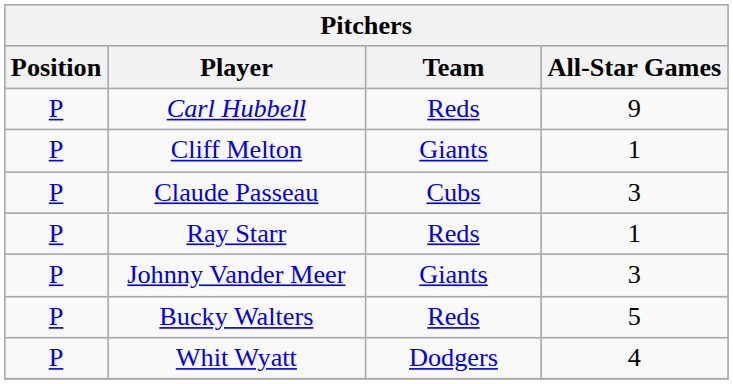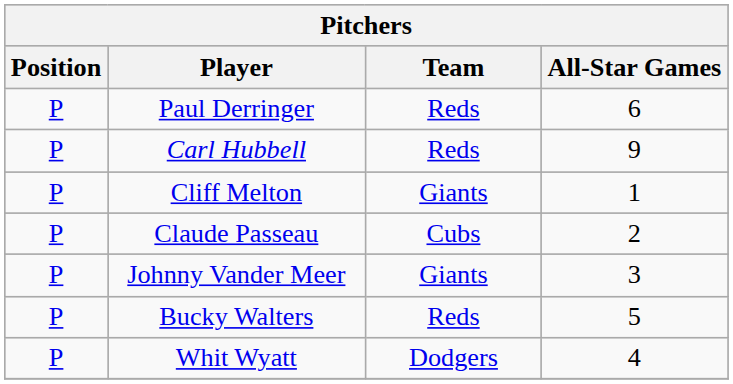+ row: (236, 108)
(634, 191) 3 -> (634, 233) 2
- row: (236, 233)
